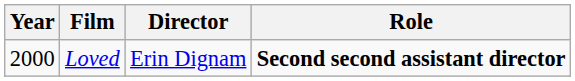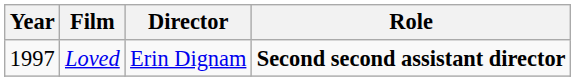(32, 57) 2000 -> (32, 57) 1997
